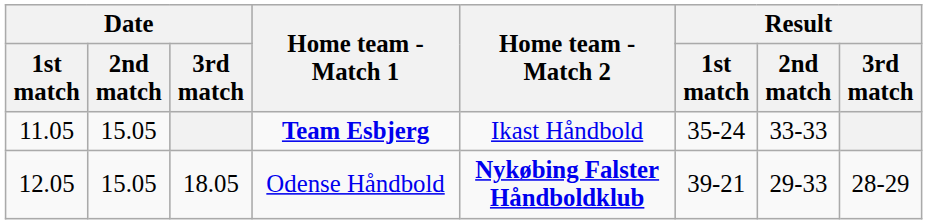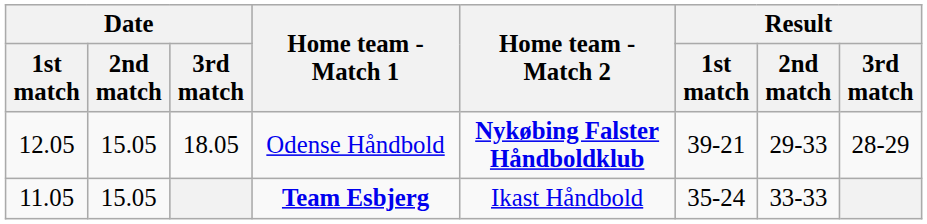rows swapped: (356, 130) <-> (356, 184)
